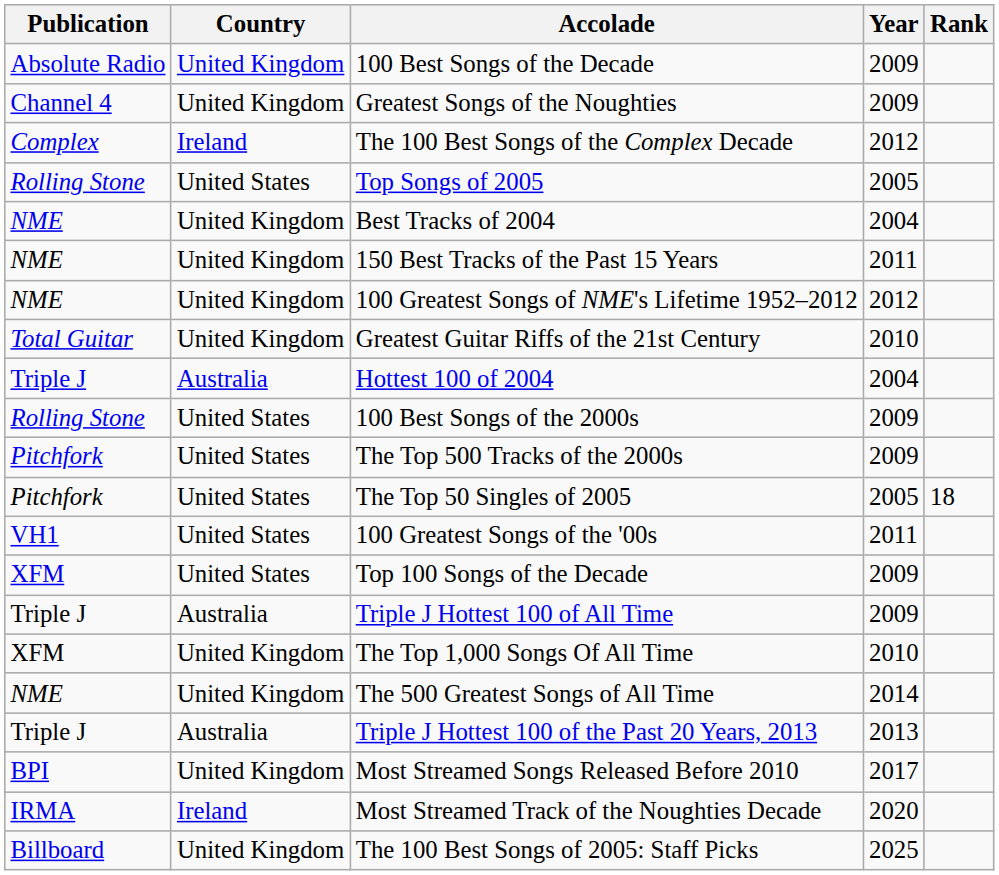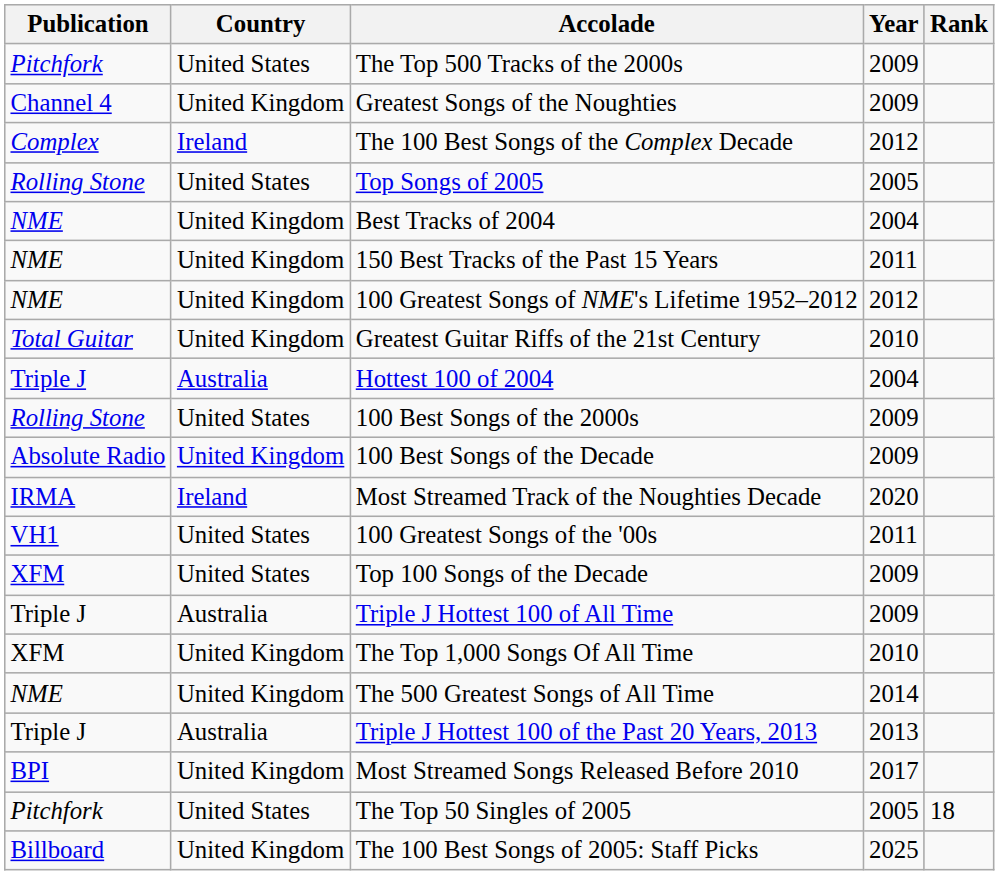rows swapped: (505, 63) <-> (519, 456)
rows swapped: (493, 496) <-> (589, 810)
